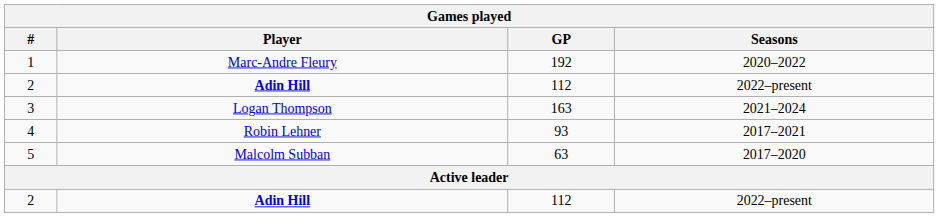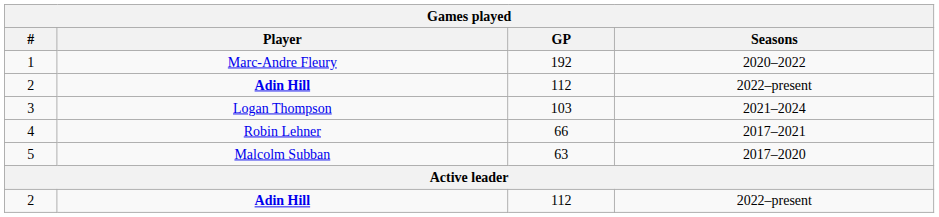(561, 108) 163 -> (561, 108) 103
(561, 131) 93 -> (561, 131) 66
